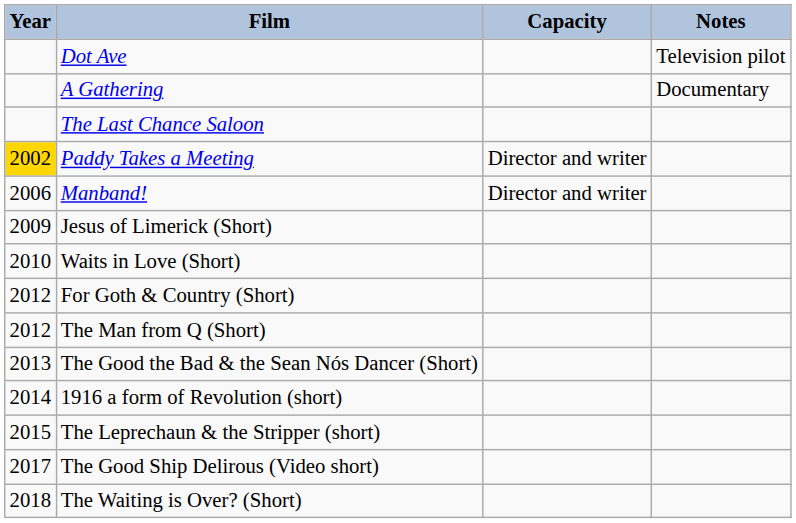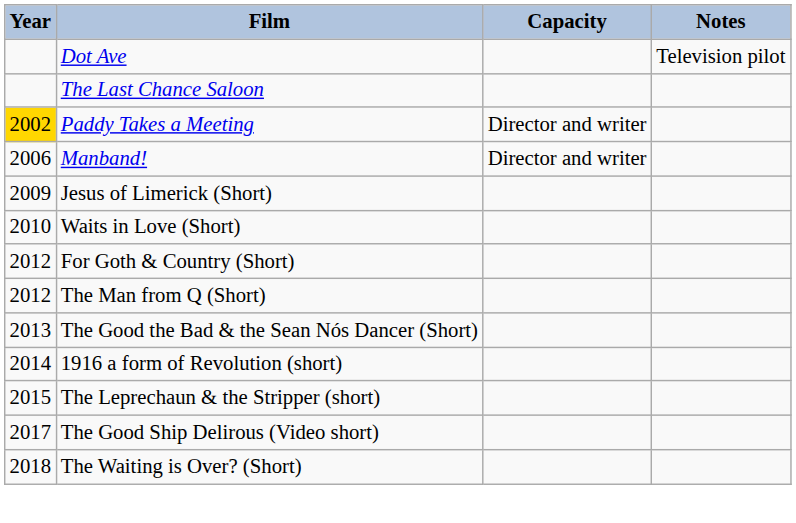- row: (112, 90)
